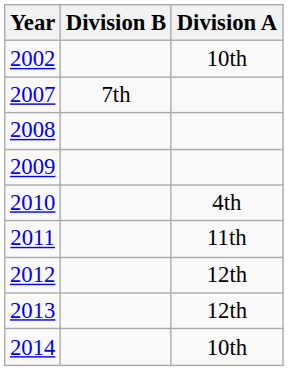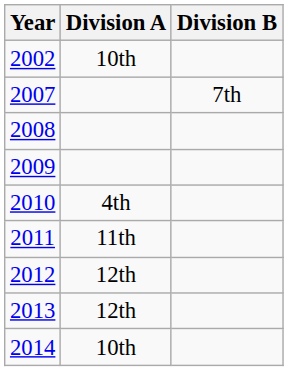columns swapped: (227, 22) <-> (116, 22)
